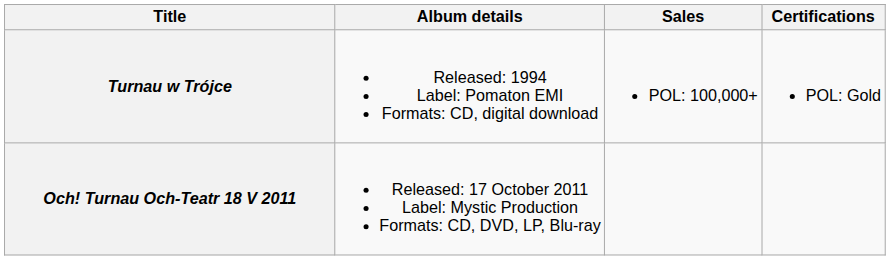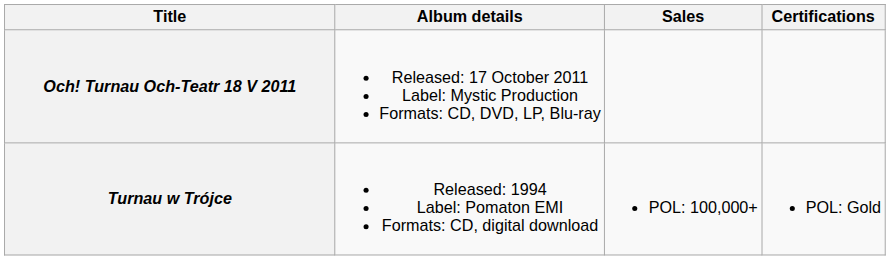rows swapped: (170, 86) <-> (170, 198)
